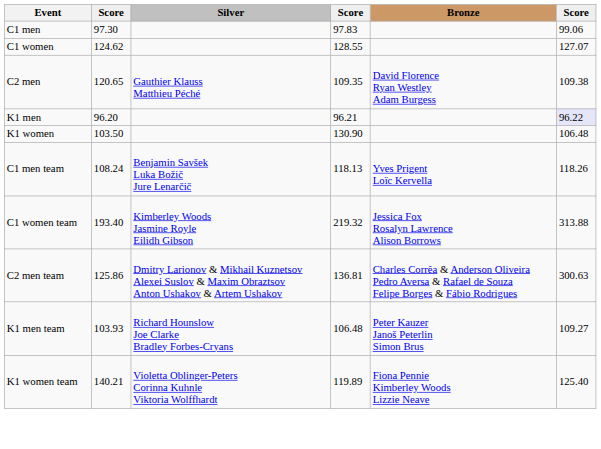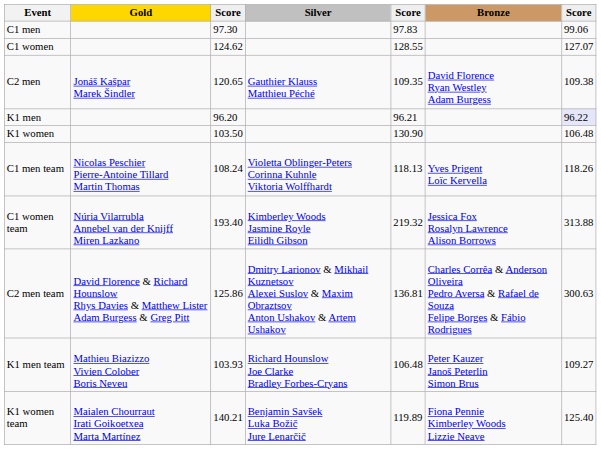+ column: (141, 13)
(171, 175) Benjamin Savšek Luka Božič Jure Lenarčič -> (300, 175) Violetta Oblinger-Peters Corinna Kuhnle Viktoria Wolffhardt
(185, 388) Violetta Oblinger-Peters Corinna Kuhnle Viktoria Wolffhardt -> (285, 424) Benjamin Savšek Luka Božič Jure Lenarčič
